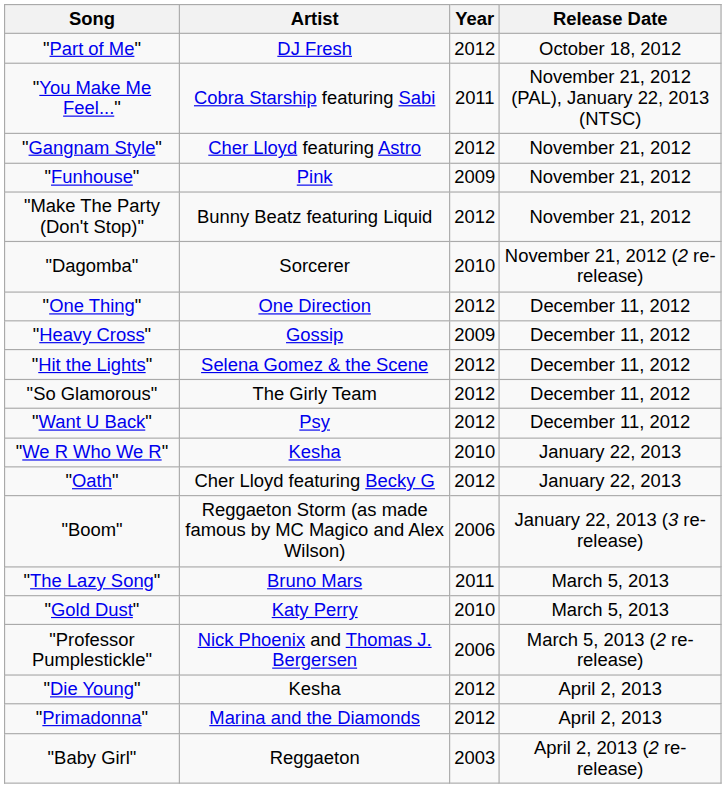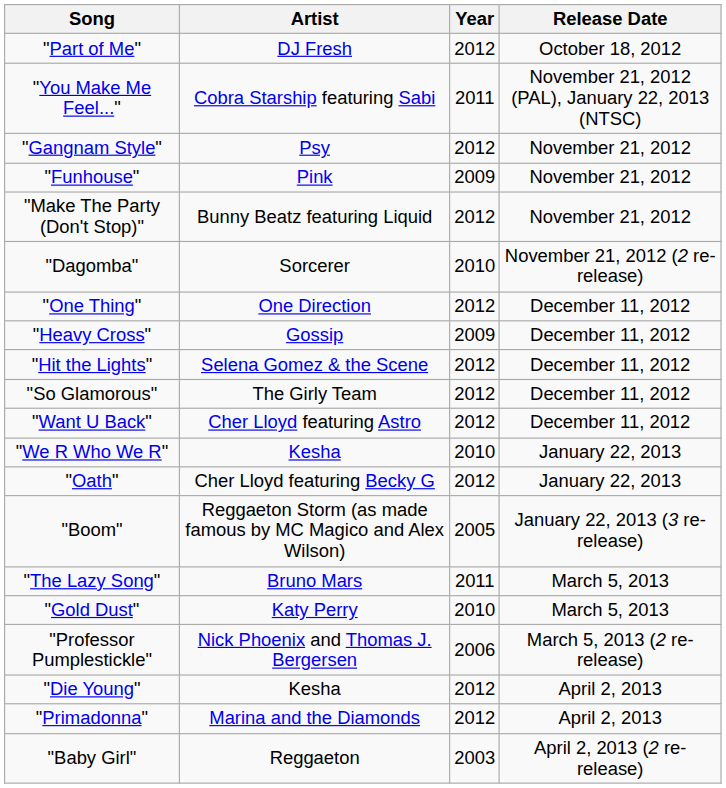(315, 148) Cher Lloyd featuring Astro -> (315, 148) Psy
(315, 422) Psy -> (315, 422) Cher Lloyd featuring Astro
(475, 531) 2006 -> (475, 531) 2005
